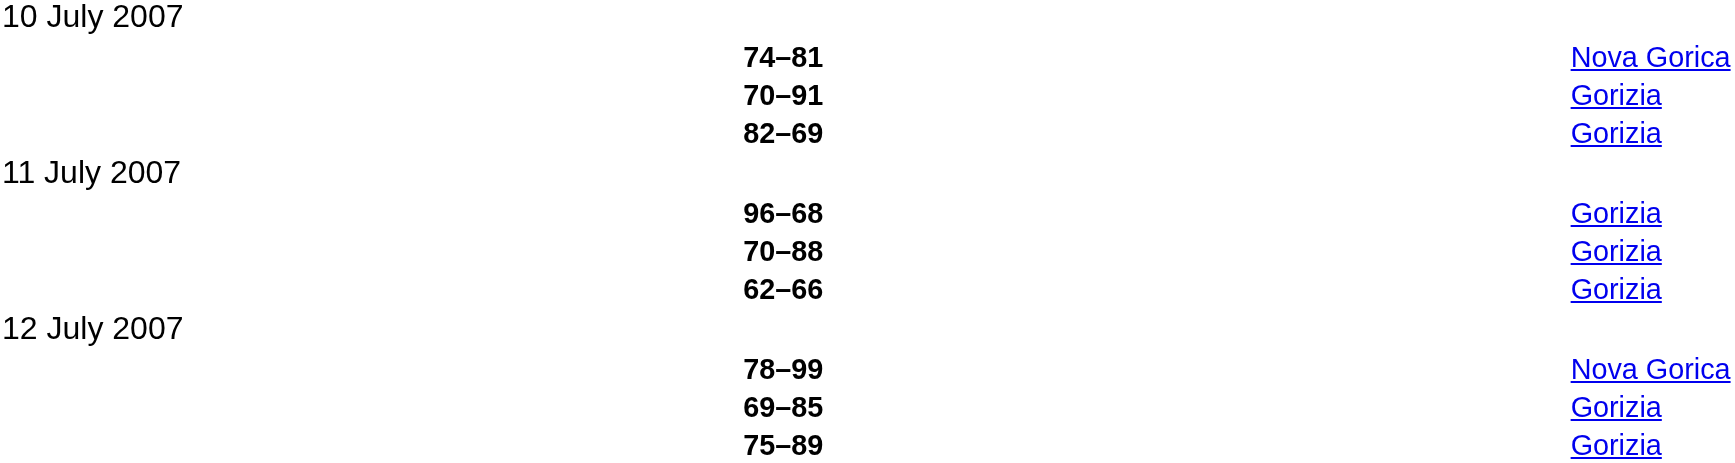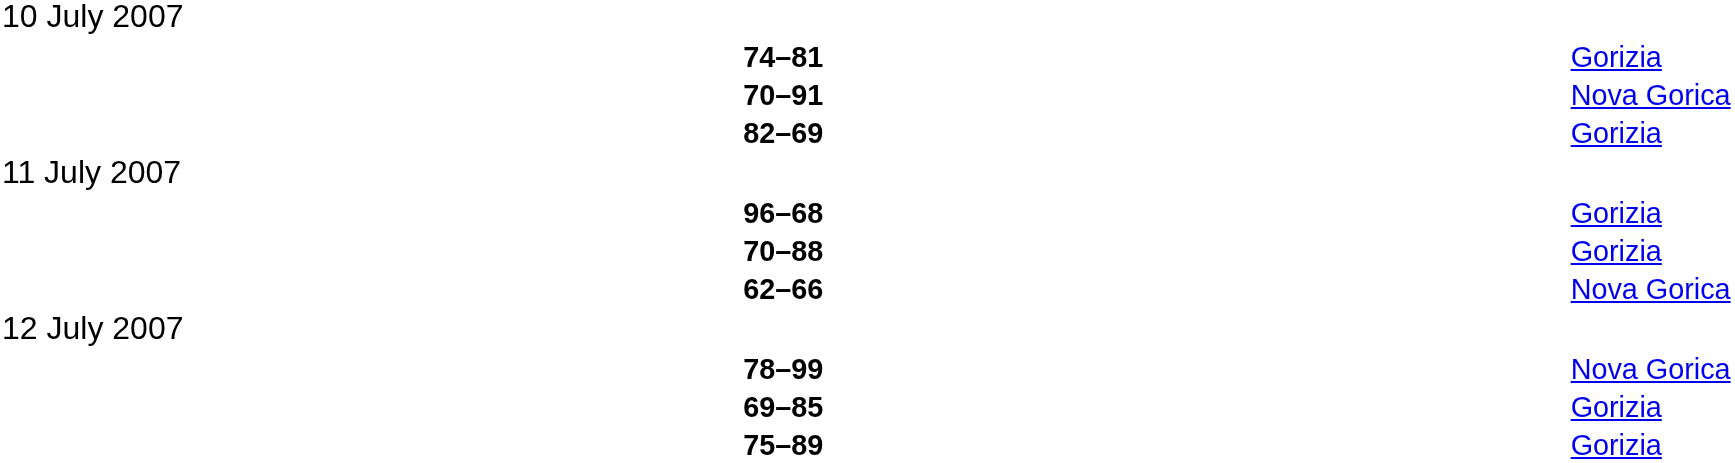(1651, 57) Nova Gorica -> (1616, 57) Gorizia
(1616, 95) Gorizia -> (1651, 95) Nova Gorica
(1616, 289) Gorizia -> (1651, 289) Nova Gorica
